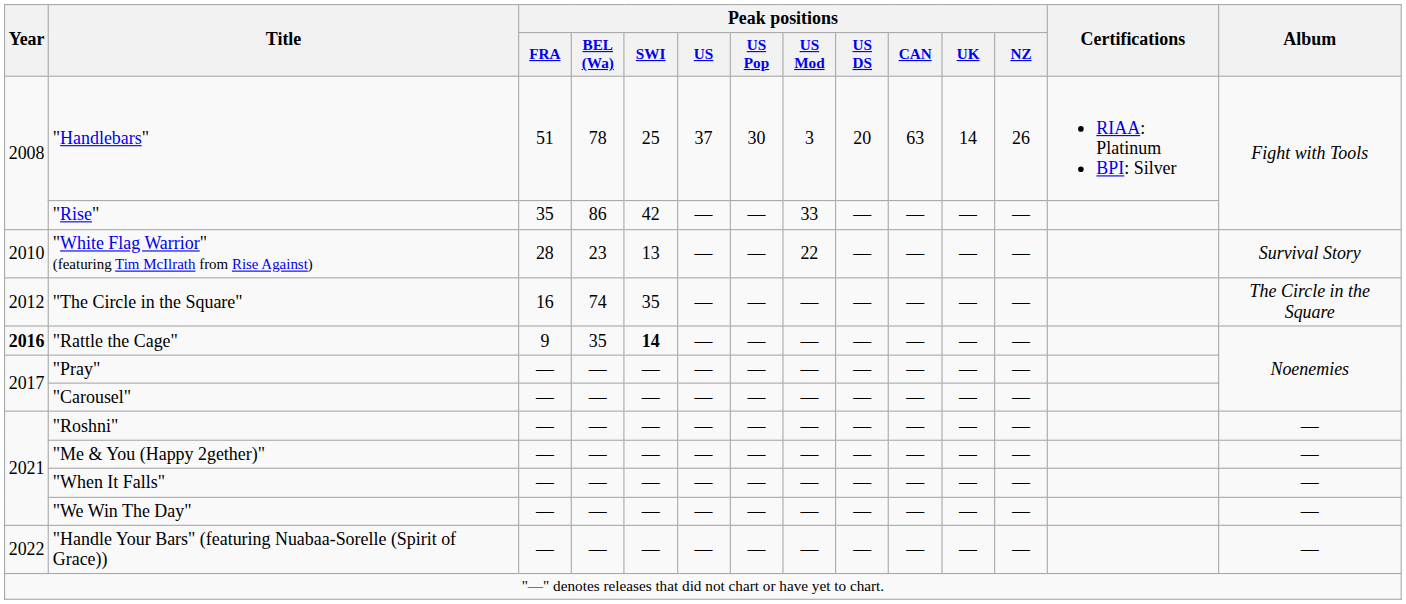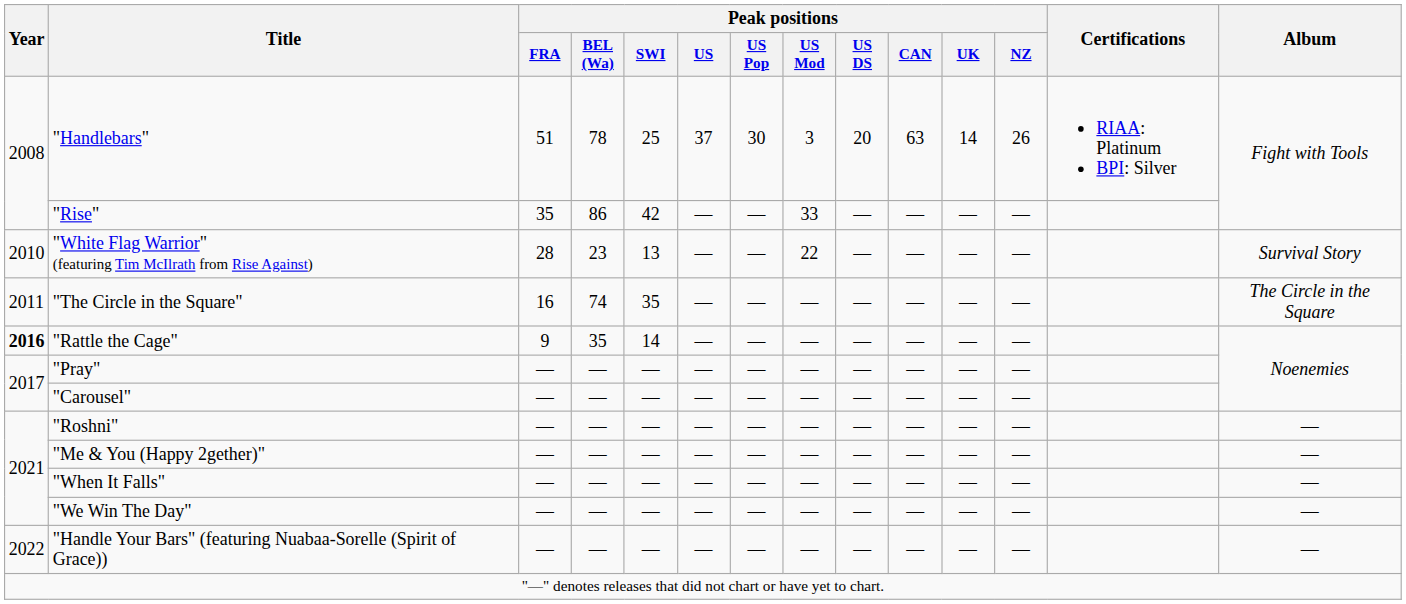(27, 302) 2012 -> (26, 302) 2011
(651, 340) bold -> (651, 340) normal
